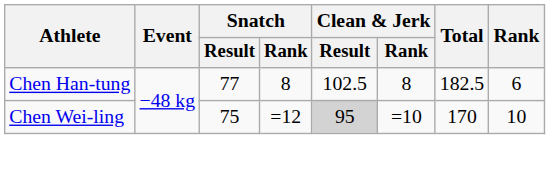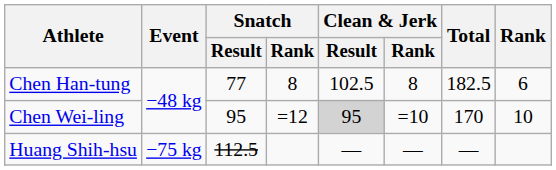(230, 117) 75 -> (236, 117) 95
+ row: (73, 149)
